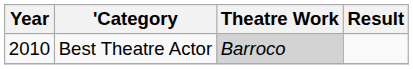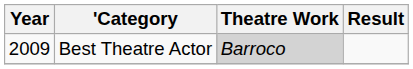(30, 48) 2010 -> (30, 48) 2009
